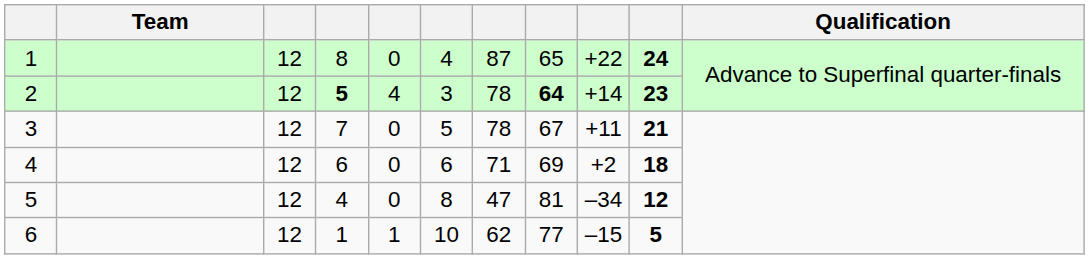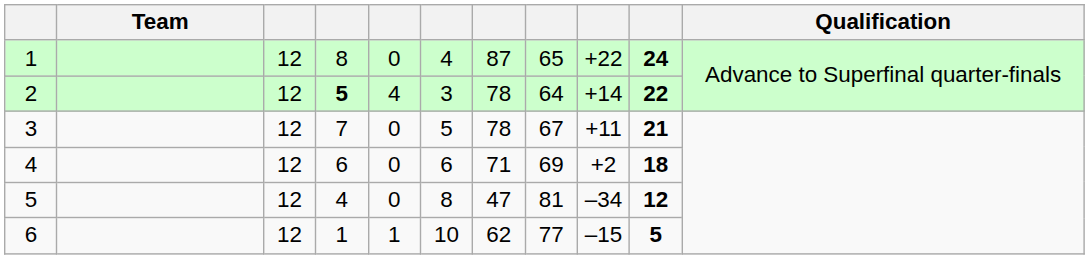(551, 93) bold -> (551, 93) normal
(656, 93) 23 -> (656, 93) 22
